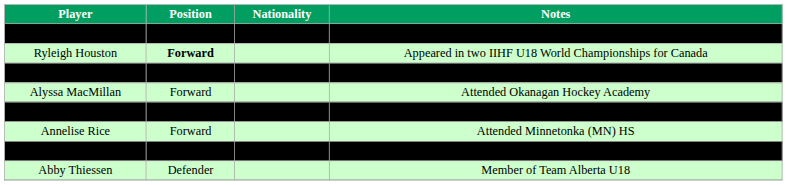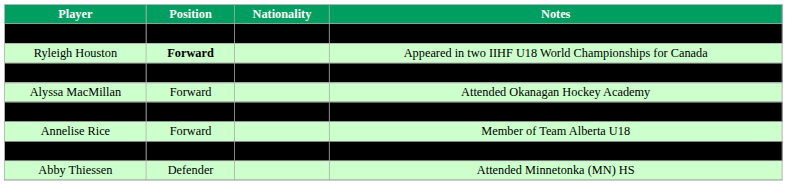(556, 131) Attended Minnetonka (MN) HS -> (556, 131) Member of Team Alberta U18
(556, 170) Member of Team Alberta U18 -> (556, 170) Attended Minnetonka (MN) HS
